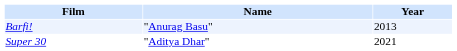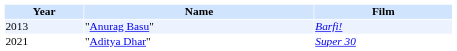columns swapped: (413, 11) <-> (73, 11)
